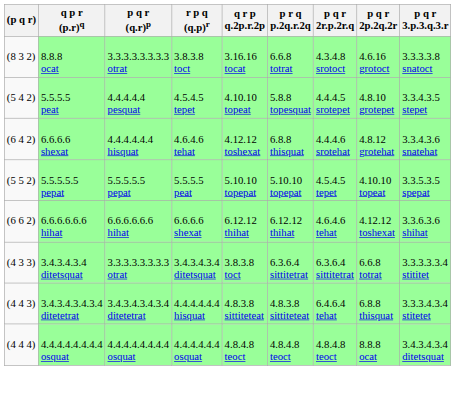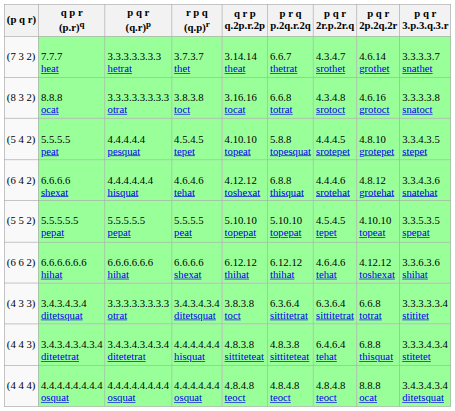+ row: (52, 63)
